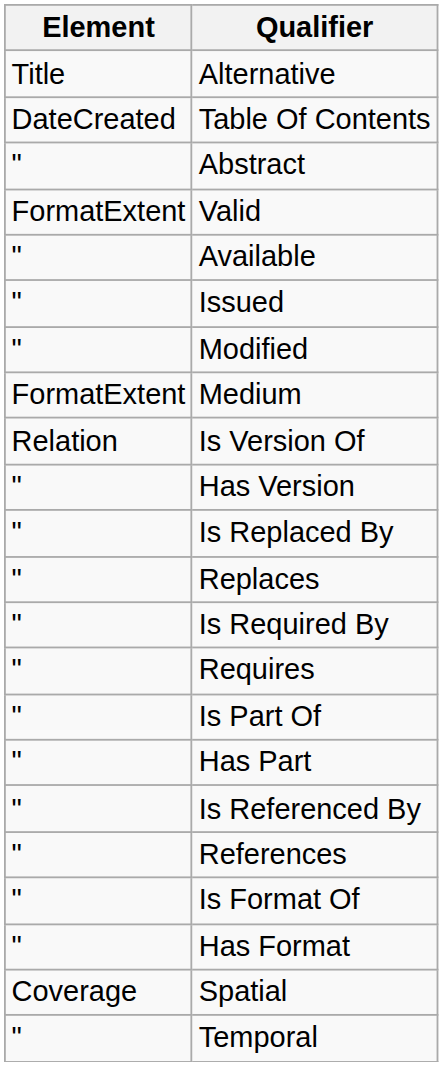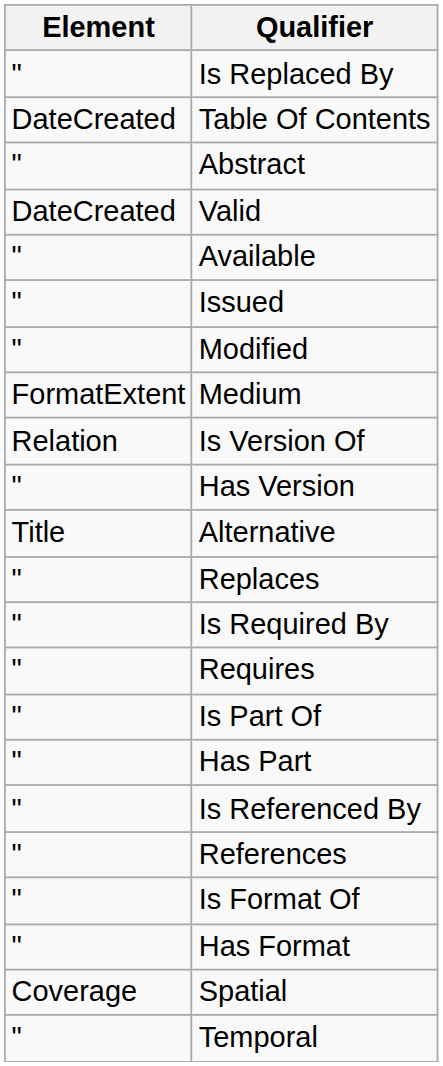rows swapped: (267, 73) <-> (296, 532)
(98, 211) FormatExtent -> (94, 211) DateCreated
